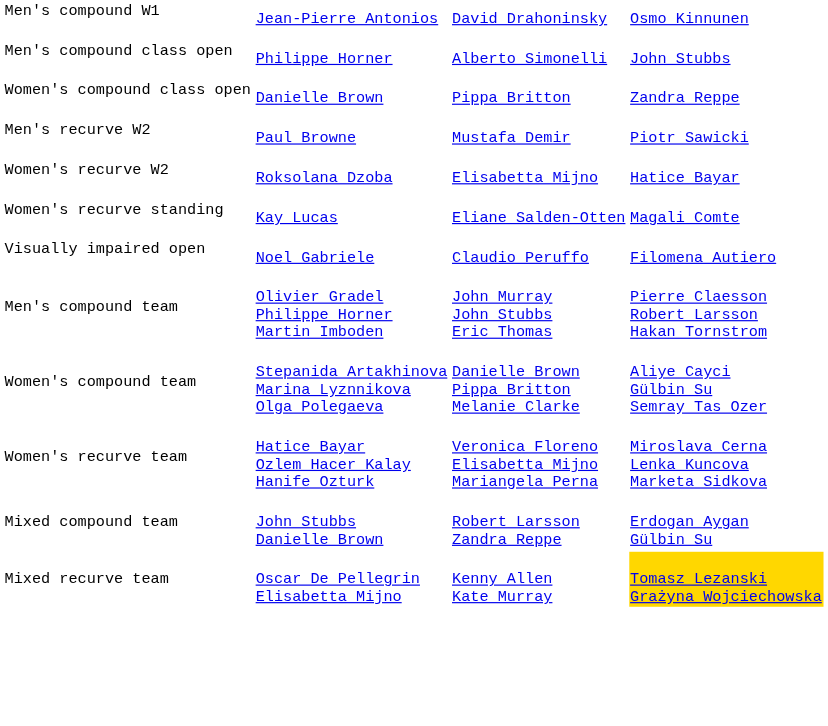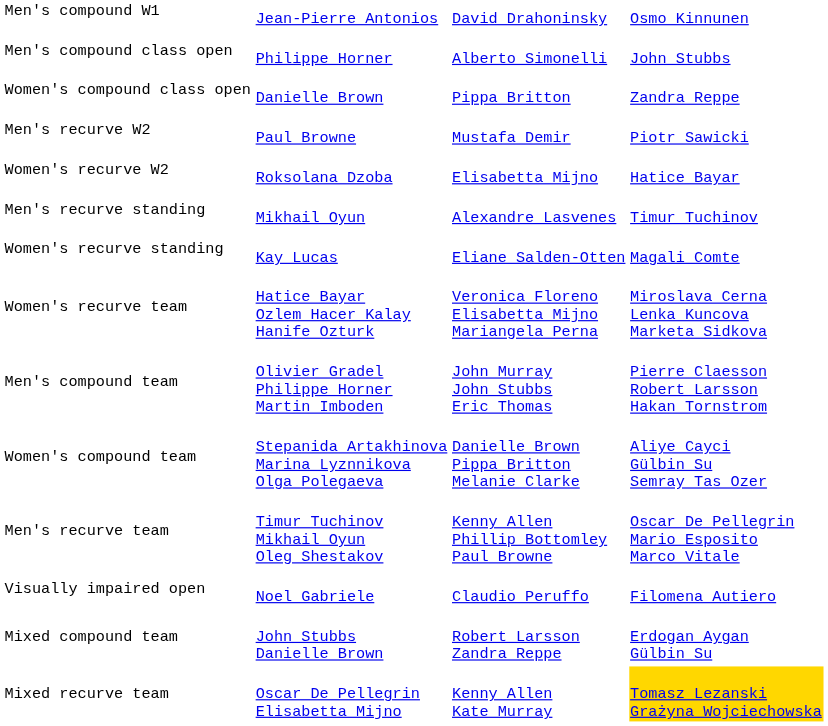+ row: (105, 209)
rows swapped: (105, 249) <-> (96, 456)
+ row: (87, 531)
